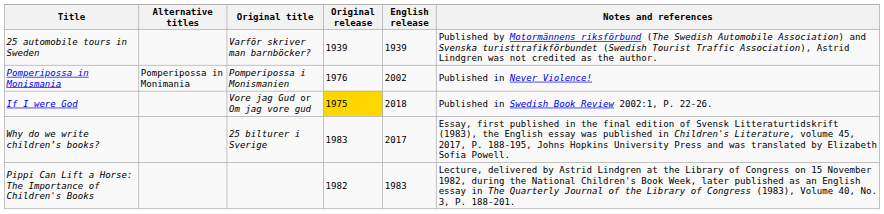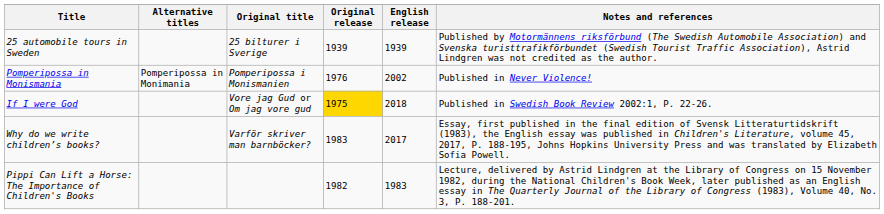(270, 48) Varför skriver man barnböcker? -> (265, 48) 25 bilturer i Sverige
(265, 139) 25 bilturer i Sverige -> (270, 139) Varför skriver man barnböcker?
